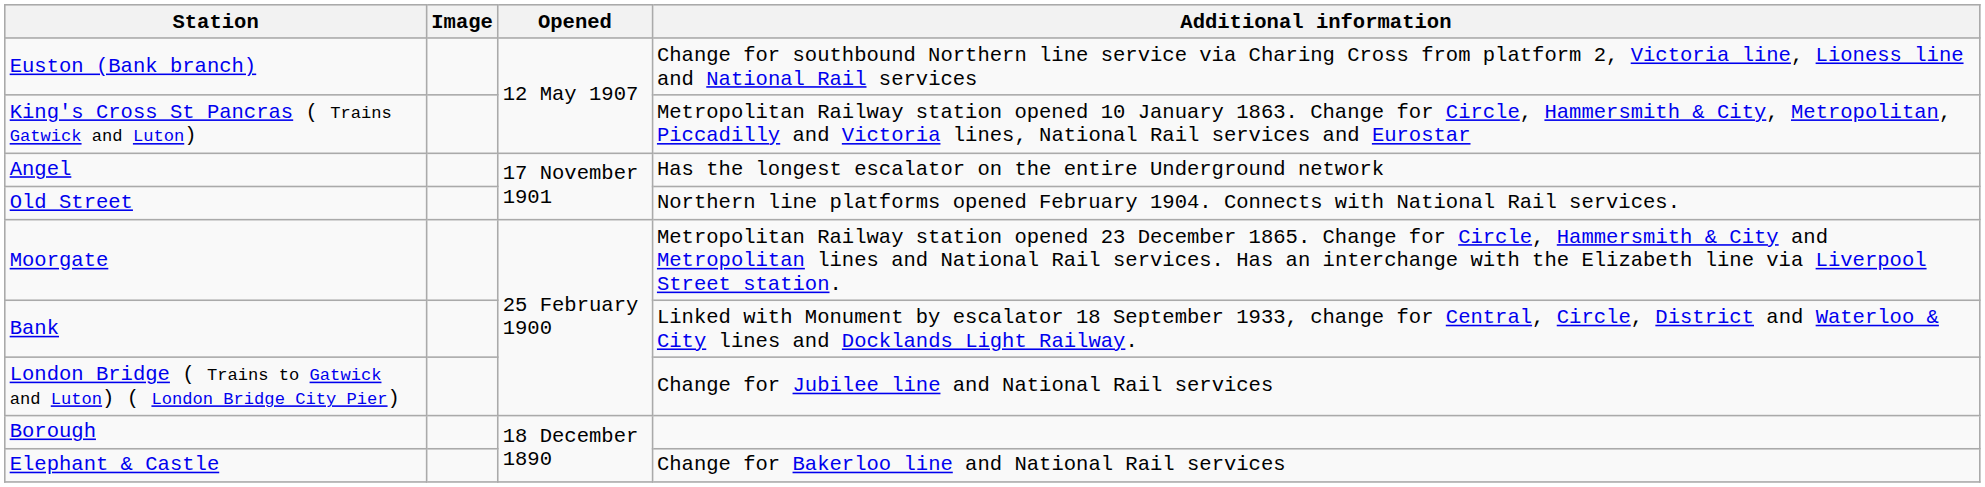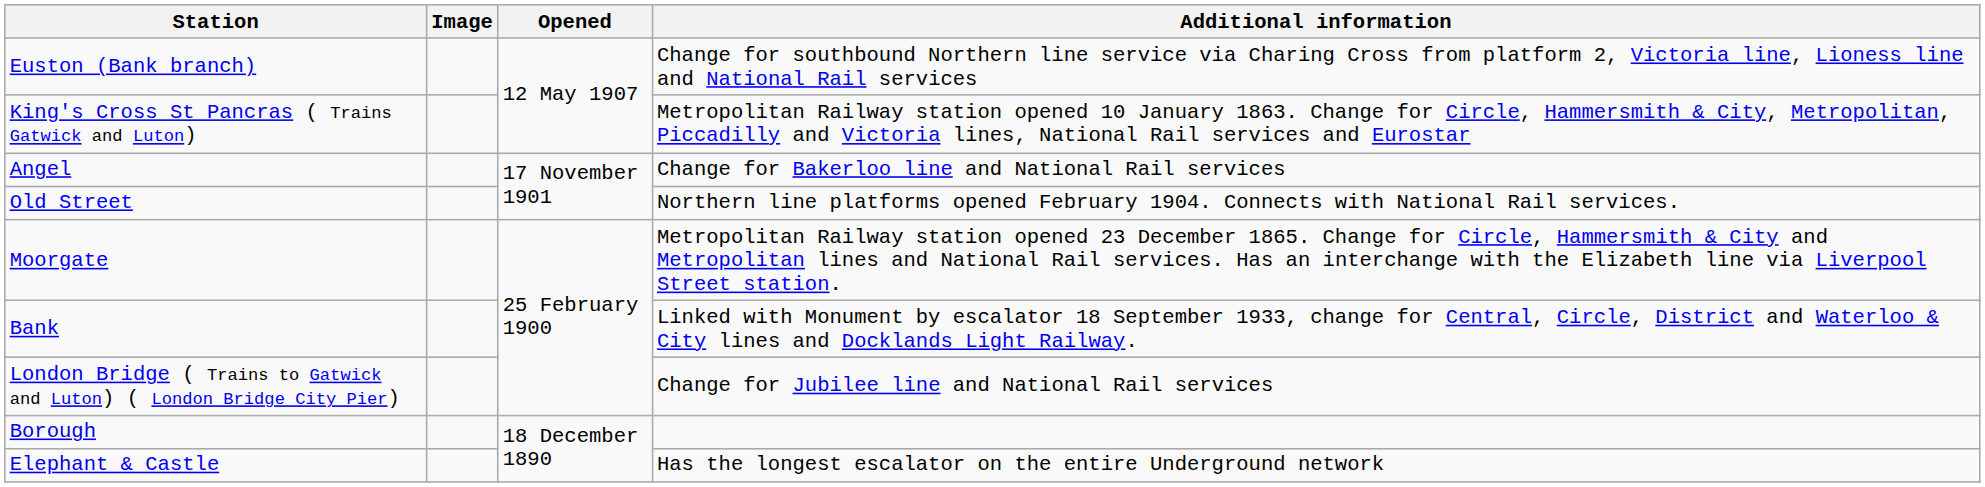(1021, 169) Has the longest escalator on the entire Underground network -> (971, 169) Change for Bakerloo line and National Rail services
(971, 465) Change for Bakerloo line and National Rail services -> (1021, 465) Has the longest escalator on the entire Underground network
